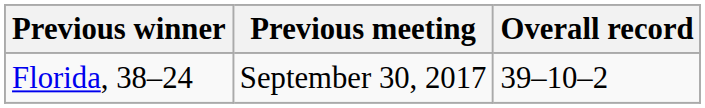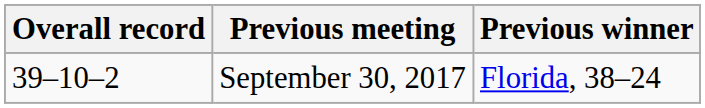columns swapped: (597, 28) <-> (119, 28)
